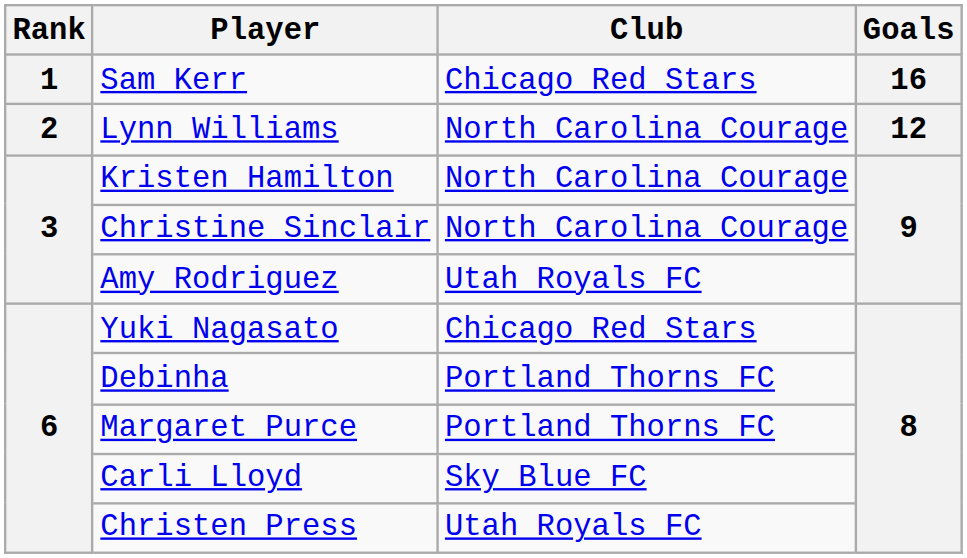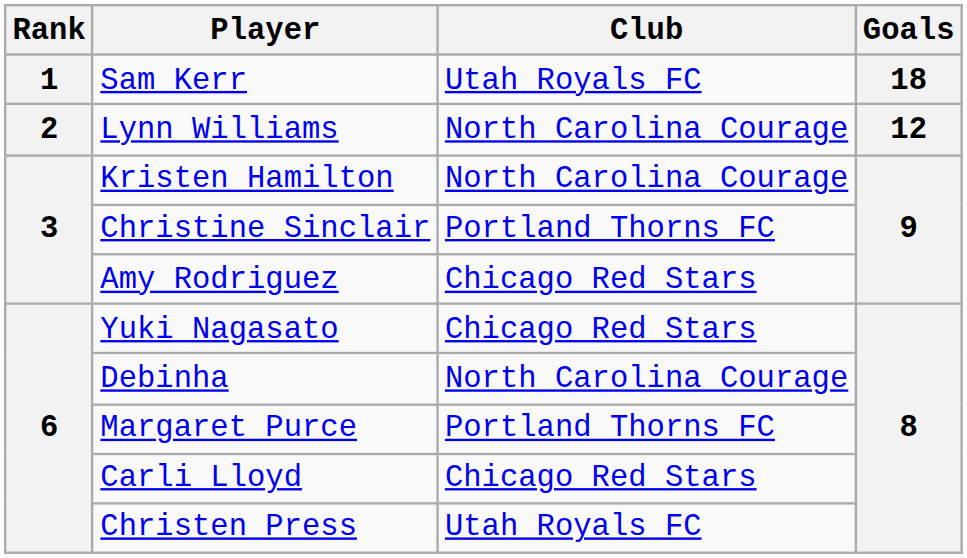(601, 80) Chicago Red Stars -> (573, 80) Utah Royals FC
(909, 80) 16 -> (909, 80) 18
(647, 229) North Carolina Courage -> (610, 229) Portland Thorns FC
(573, 279) Utah Royals FC -> (601, 279) Chicago Red Stars
(610, 379) Portland Thorns FC -> (647, 379) North Carolina Courage
(546, 478) Sky Blue FC -> (601, 478) Chicago Red Stars
